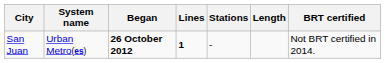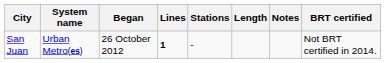+ column: (285, 17)
(136, 44) bold -> (126, 44) normal
